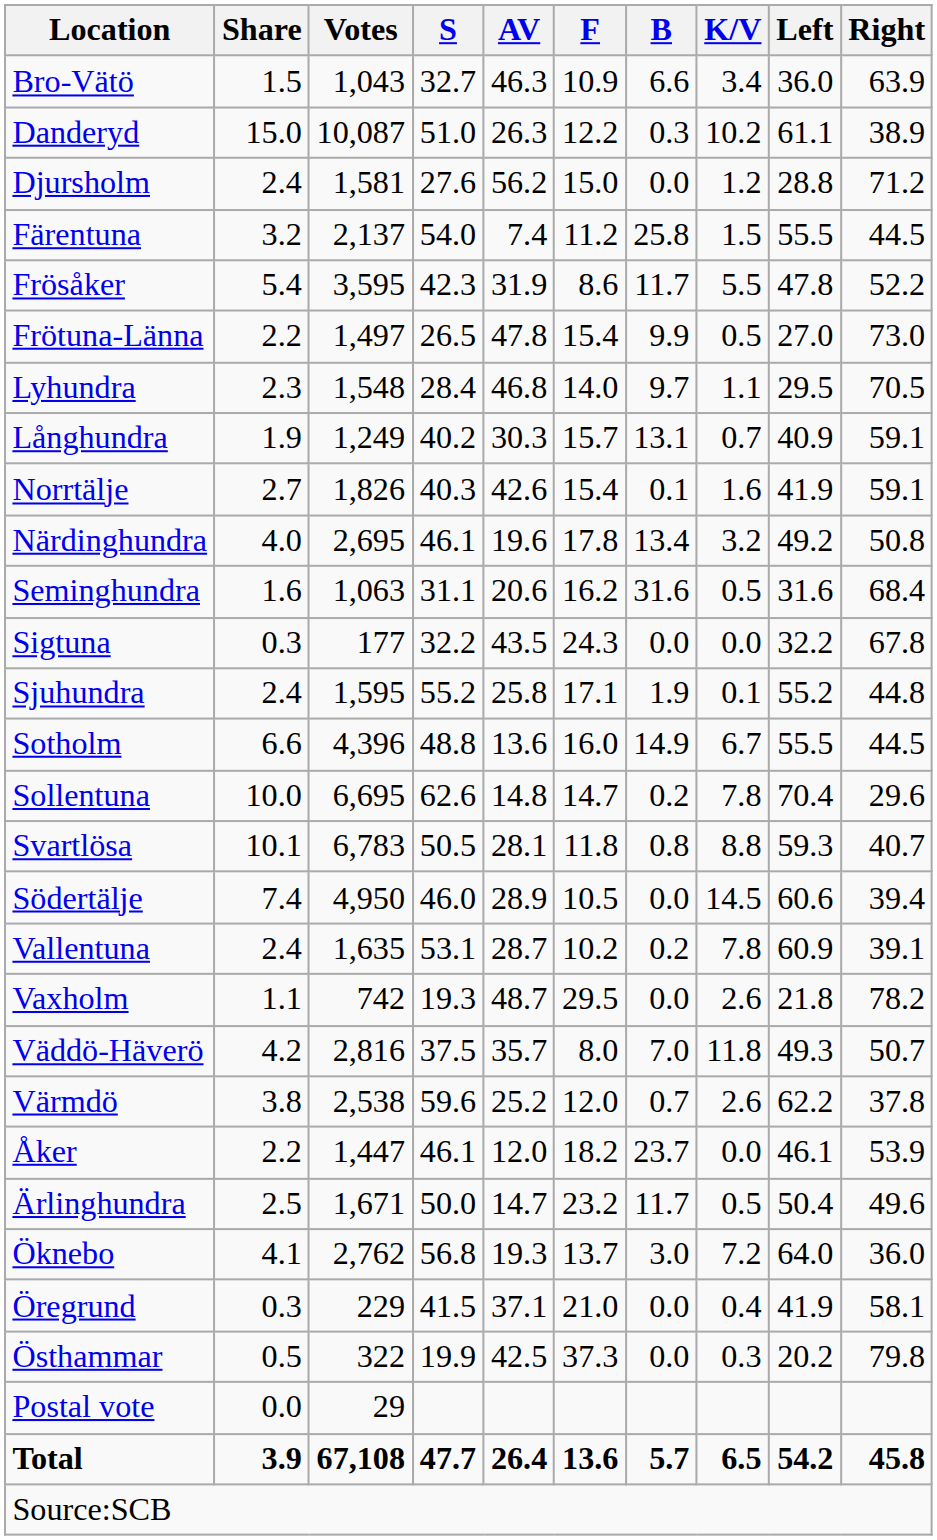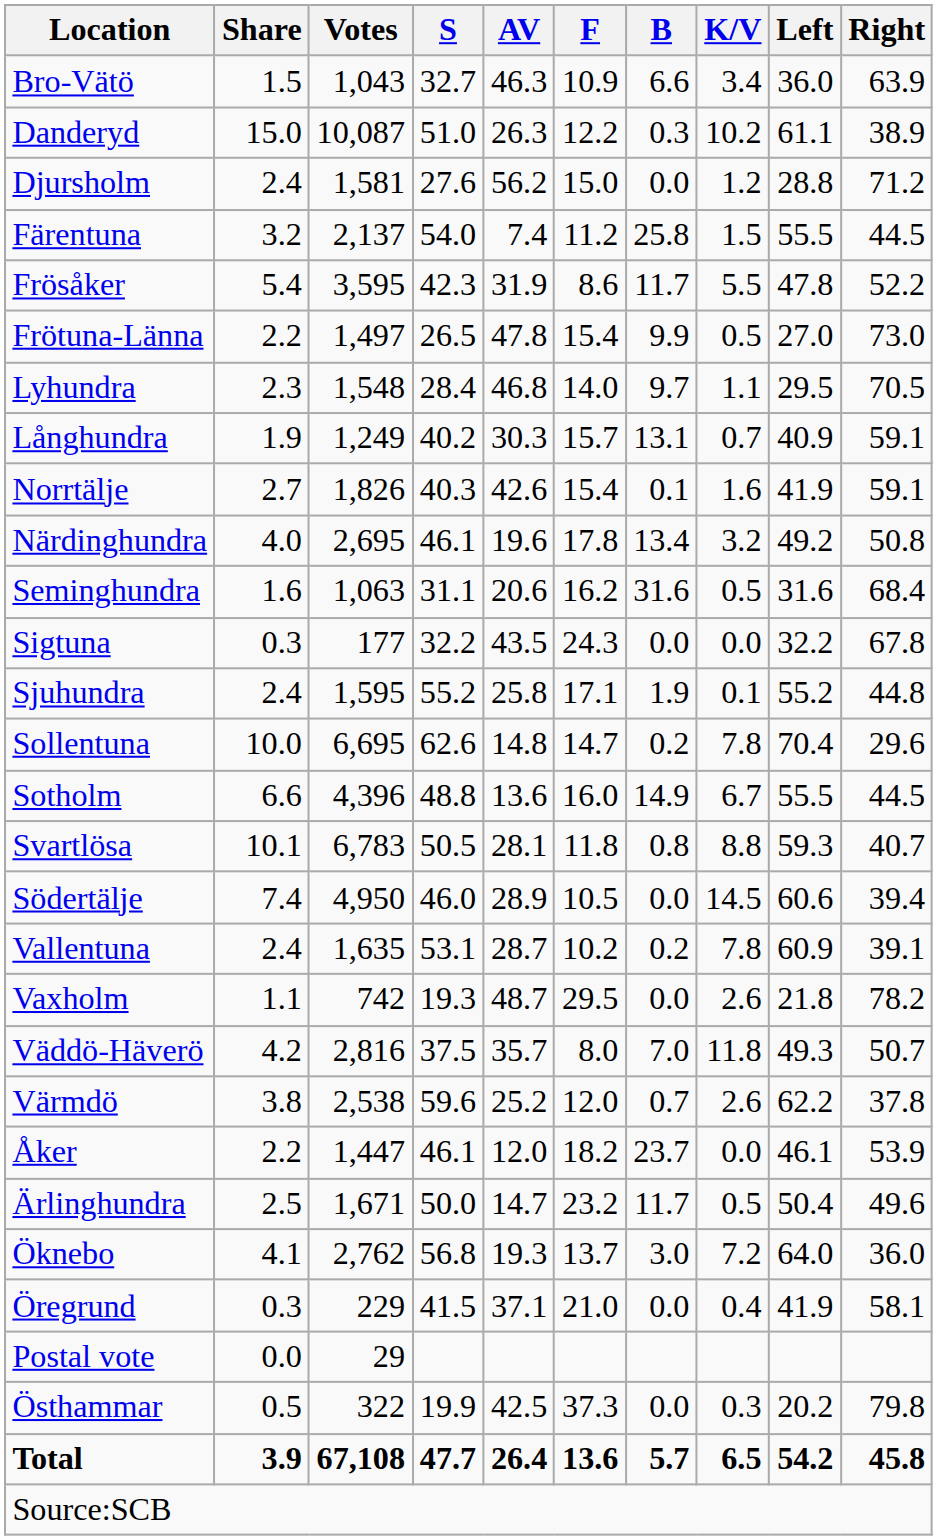rows swapped: (81, 795) <-> (67, 744)
rows swapped: (87, 1356) <-> (83, 1407)
